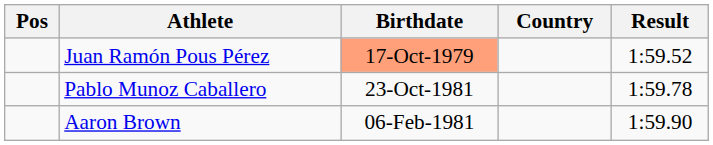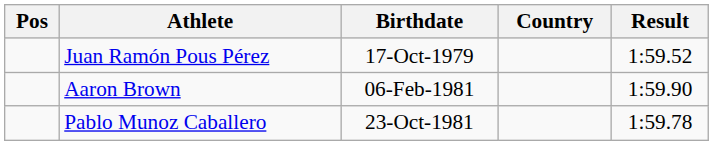(419, 55) lightsalmon background -> (419, 55) no background
rows swapped: (165, 88) <-> (122, 122)
